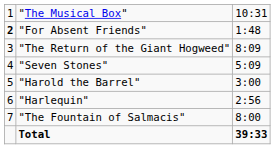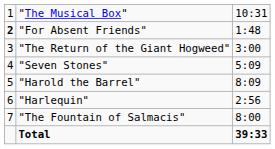(248, 48) 8:09 -> (248, 48) 3:00
(248, 83) 3:00 -> (248, 83) 8:09
